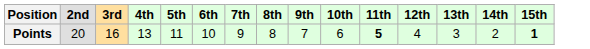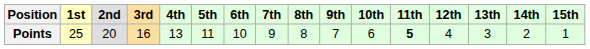+ column: (76, 14)
(534, 34) bold -> (566, 34) normal
